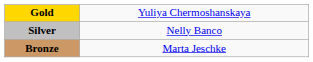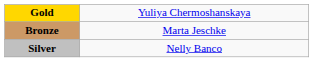rows swapped: (42, 30) <-> (42, 48)
